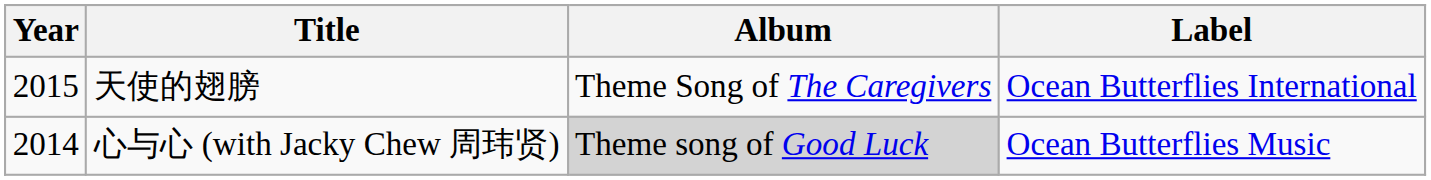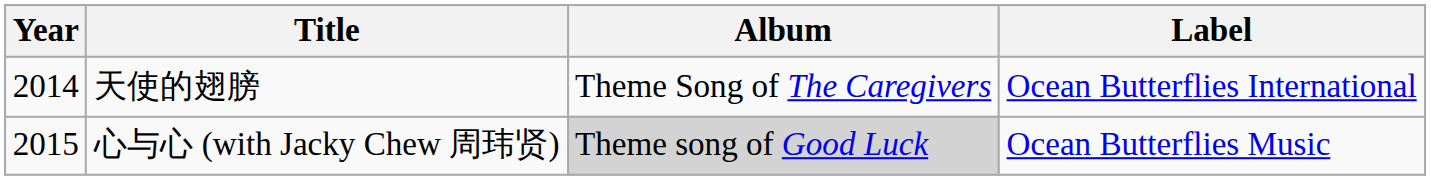(46, 86) 2015 -> (46, 86) 2014
(46, 145) 2014 -> (46, 145) 2015
